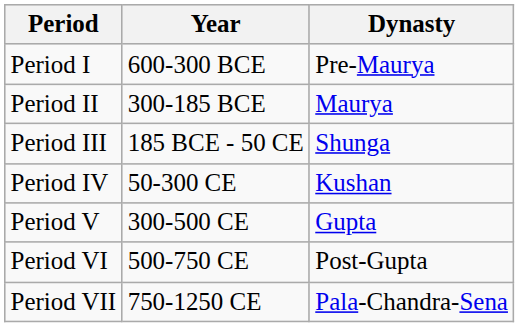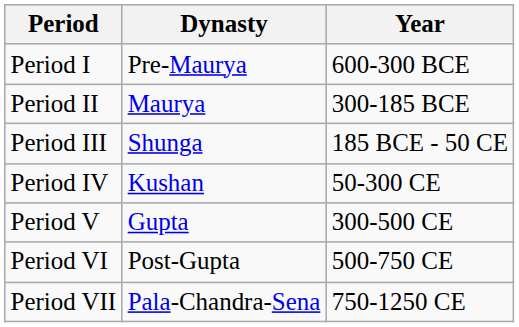columns swapped: (412, 24) <-> (216, 24)
